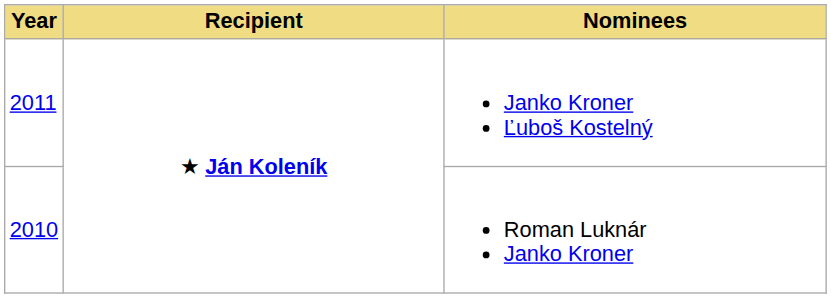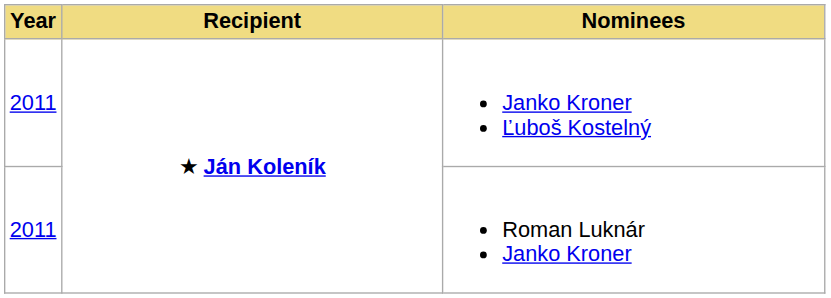(34, 229) 2010 -> (33, 229) 2011
